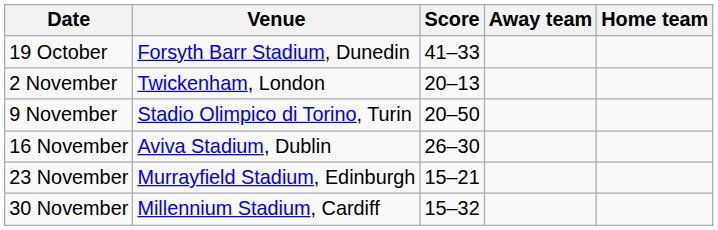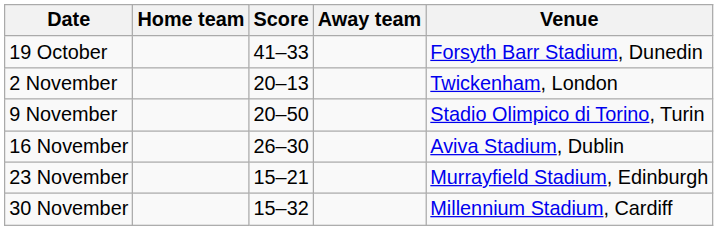columns swapped: (655, 20) <-> (276, 20)
